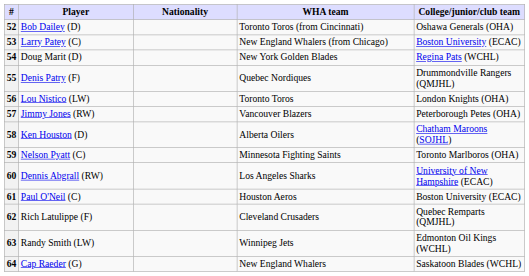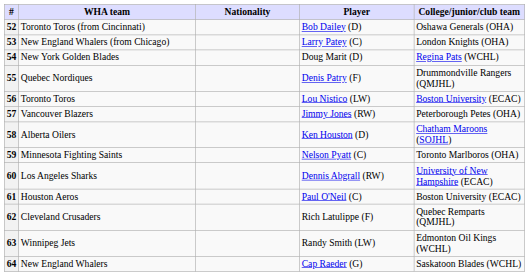columns swapped: (76, 12) <-> (326, 12)
(468, 42) Boston University (ECAC) -> (462, 42) London Knights (OHA)
(462, 99) London Knights (OHA) -> (468, 99) Boston University (ECAC)
